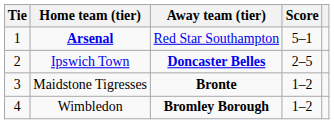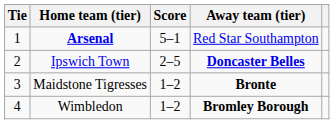columns swapped: (302, 15) <-> (216, 15)
